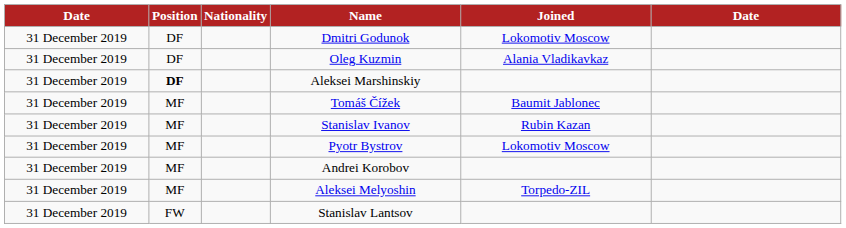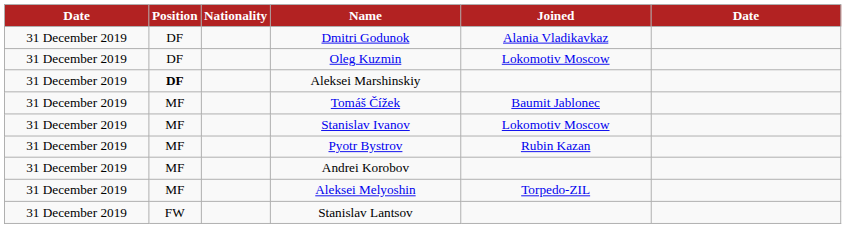(556, 37) Lokomotiv Moscow -> (556, 37) Alania Vladikavkaz
(556, 59) Alania Vladikavkaz -> (556, 59) Lokomotiv Moscow
(556, 125) Rubin Kazan -> (556, 125) Lokomotiv Moscow
(556, 146) Lokomotiv Moscow -> (556, 146) Rubin Kazan
